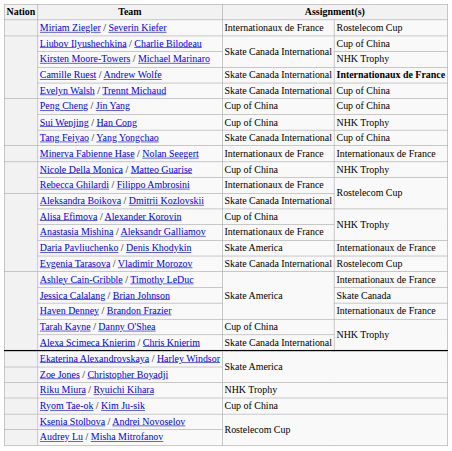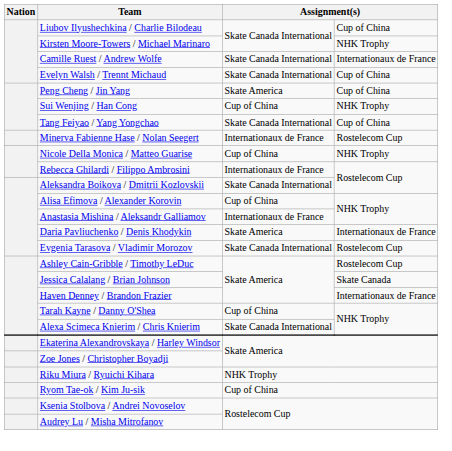- row: (103, 28)
(391, 75) bold -> (386, 59) normal
(251, 106) Cup of China -> (254, 91) Skate America
(386, 153) Internationaux de France -> (369, 138) Rostelecom Cup
(386, 279) Internationaux de France -> (369, 264) Rostelecom Cup
